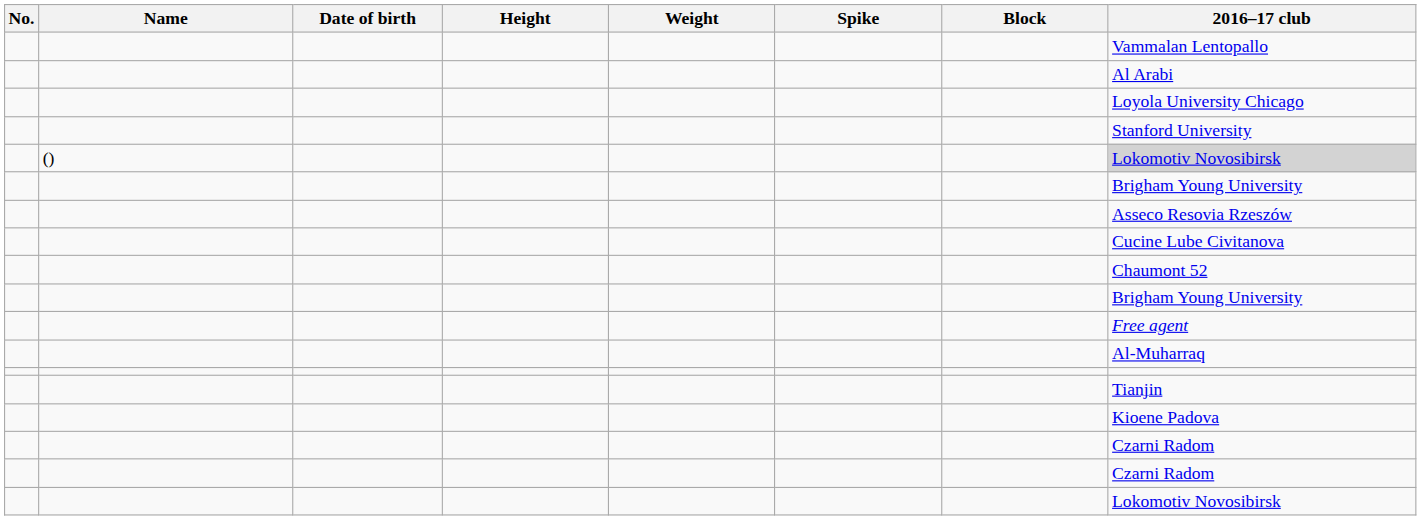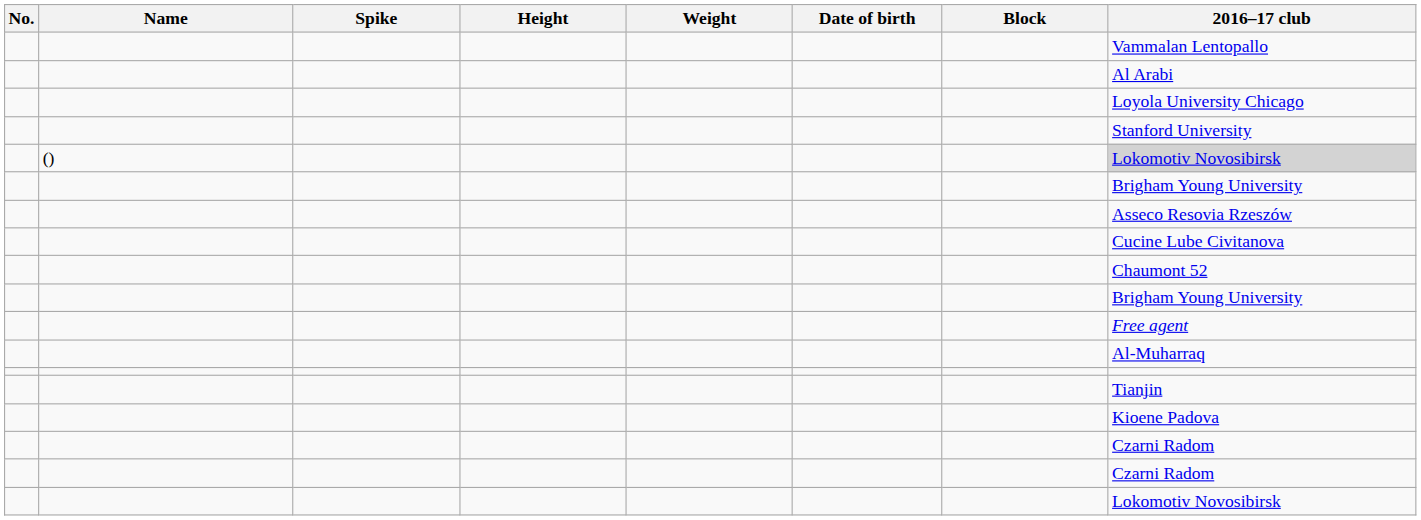columns swapped: (368, 18) <-> (858, 18)
